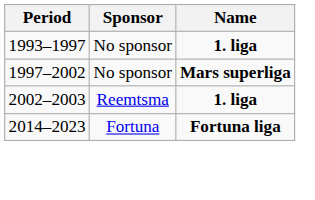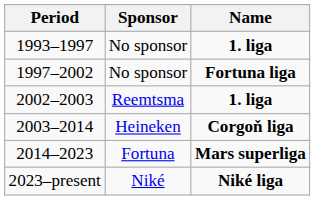(235, 72) Mars superliga -> (250, 72) Fortuna liga
+ row: (55, 126)
(235, 126) Fortuna liga -> (250, 153) Mars superliga
+ row: (55, 180)
